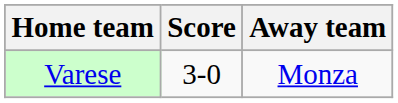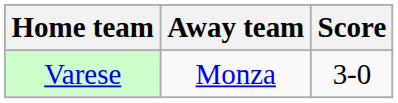columns swapped: (202, 27) <-> (318, 27)
